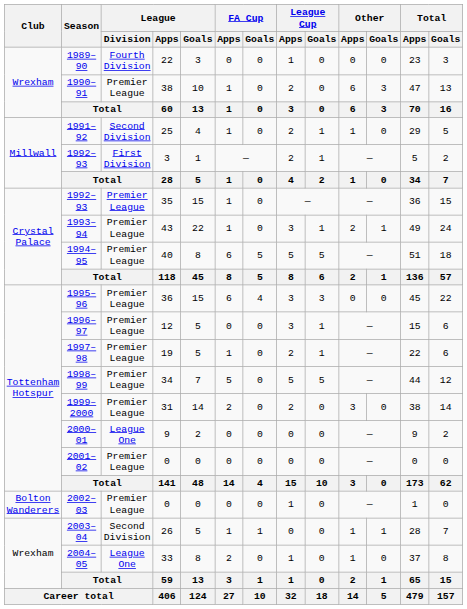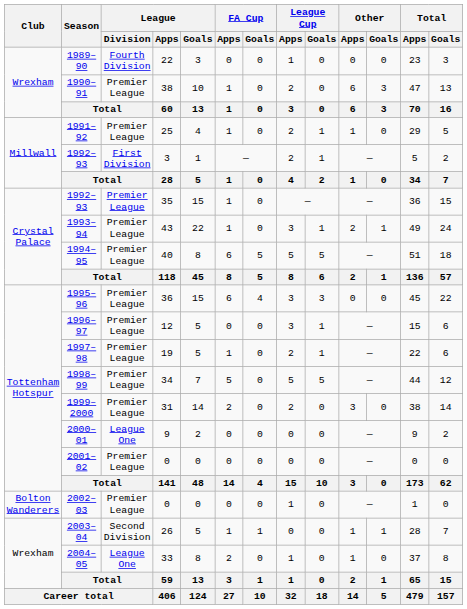(127, 131) Second Division -> (127, 131) Premier League
